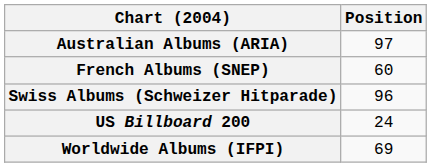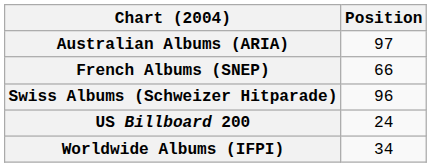(384, 70) 60 -> (384, 70) 66
(384, 149) 69 -> (384, 149) 34
